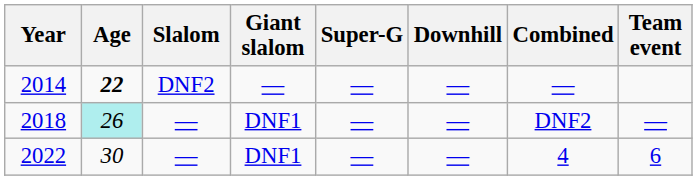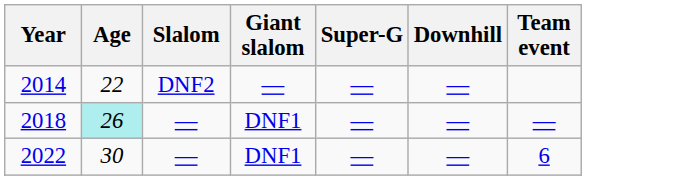- column: (563, 35)
(112, 84) bold -> (112, 84) normal
